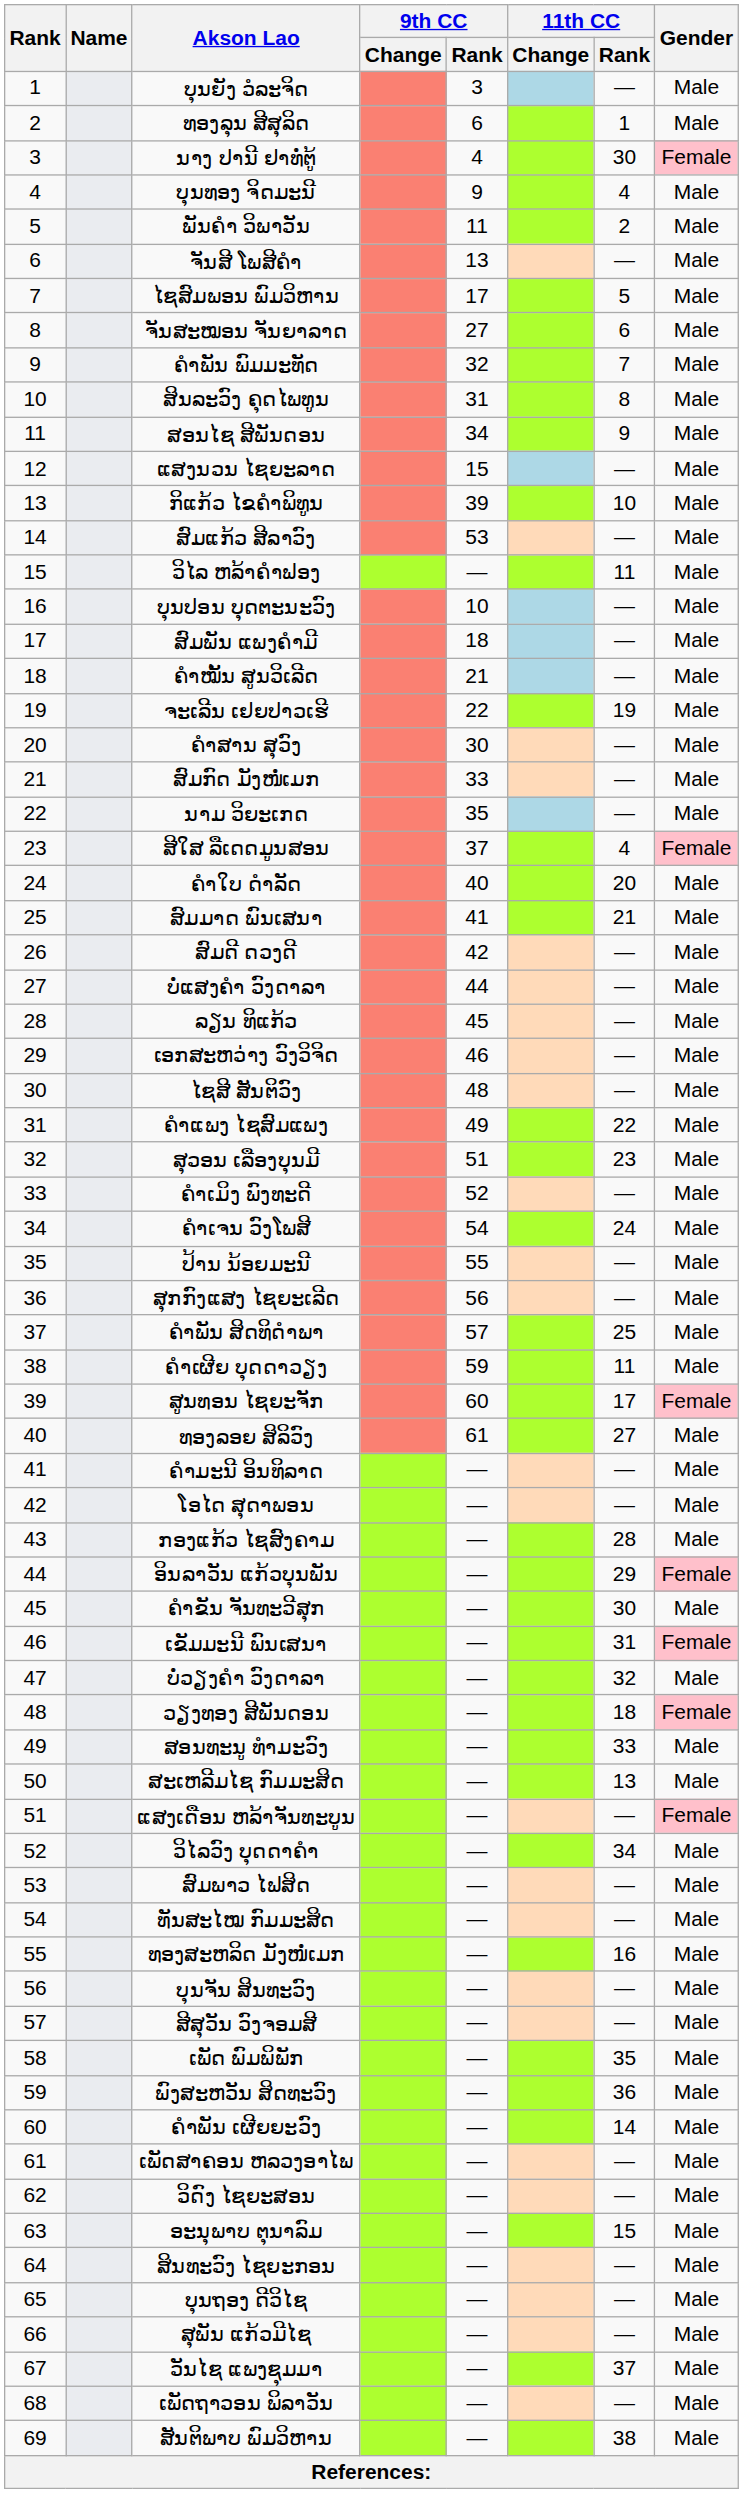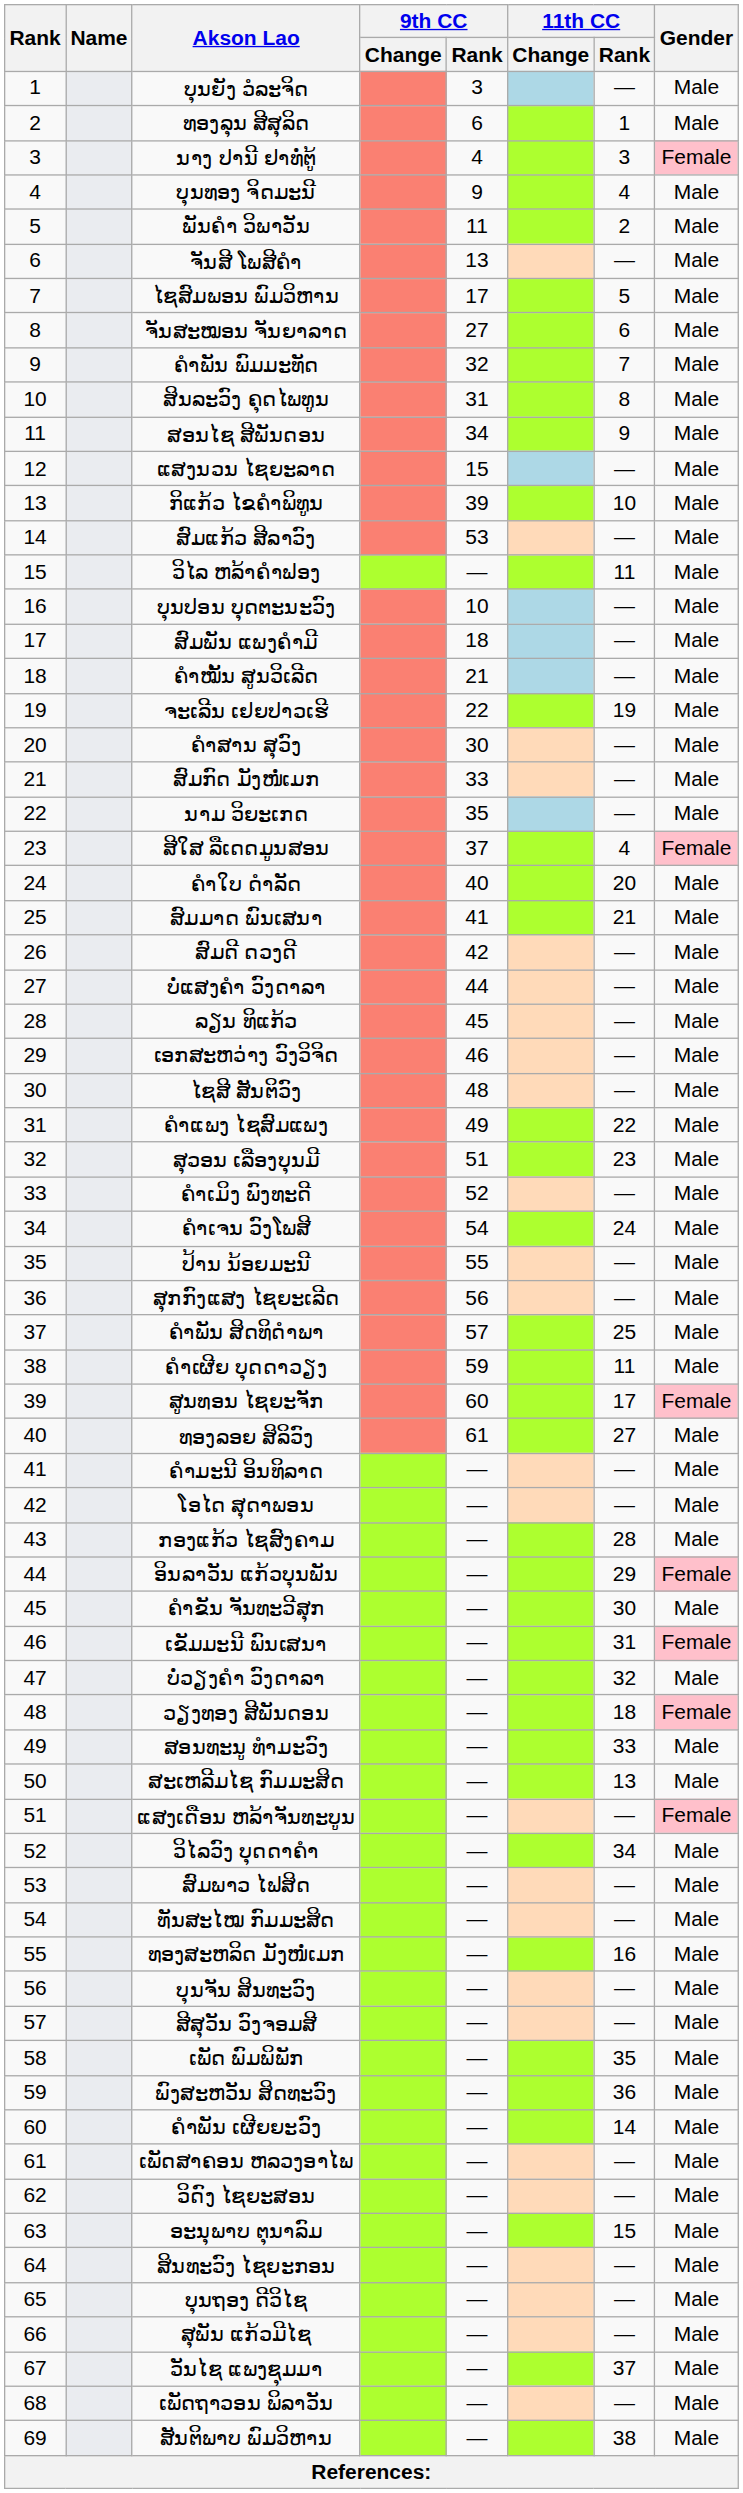(624, 157) 30 -> (624, 157) 3
